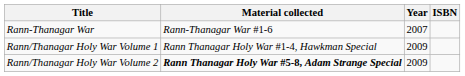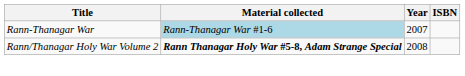(218, 29) no background -> (218, 29) lightblue background
- row: (83, 46)
(417, 63) 2009 -> (417, 46) 2008
